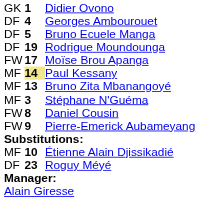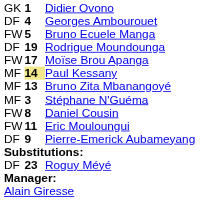(12, 34) DF -> (13, 34) FW
+ row: (87, 126)
(13, 126) FW -> (12, 139) DF
- row: (109, 152)
